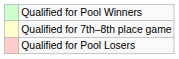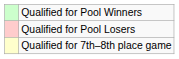rows swapped: (96, 29) <-> (78, 45)
